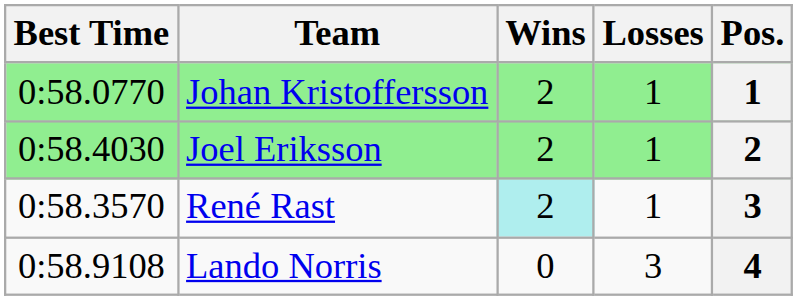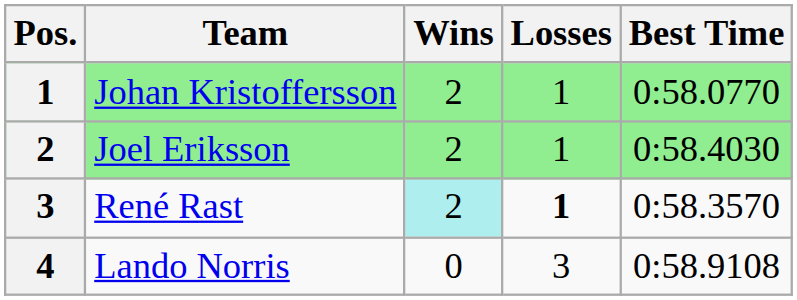columns swapped: (753, 33) <-> (91, 33)
(653, 206) normal -> (561, 206) bold
